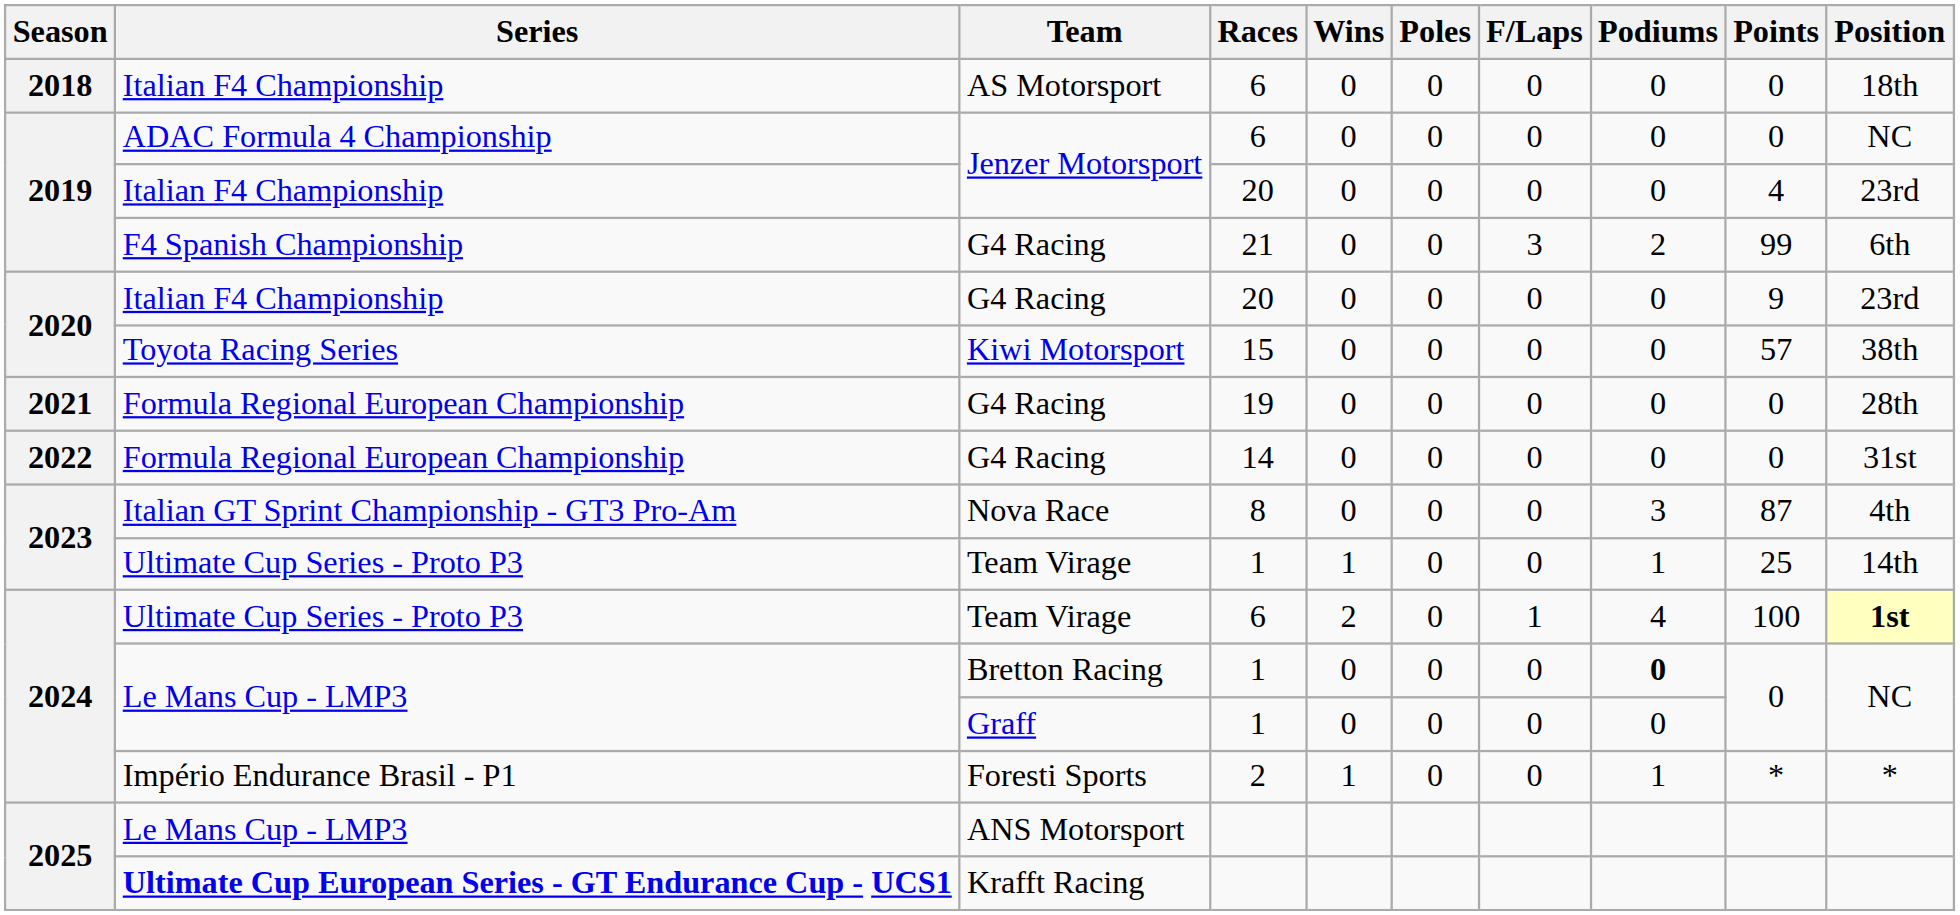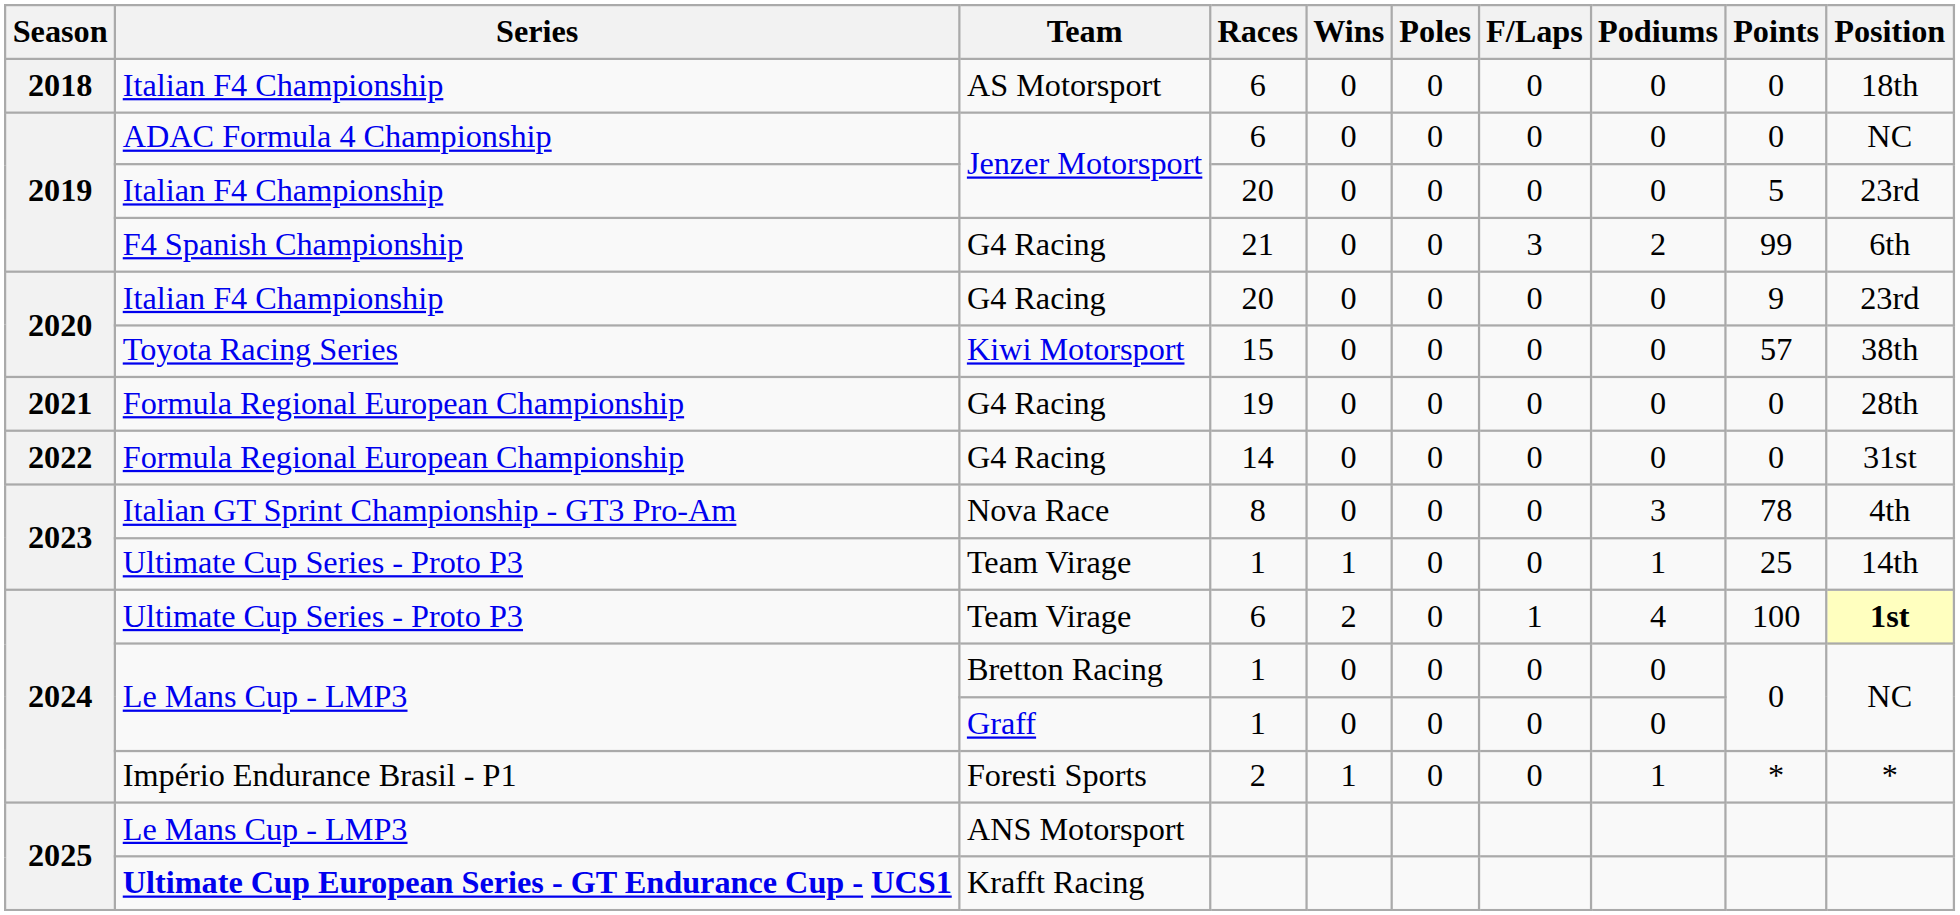(1776, 191) 4 -> (1776, 191) 5
(1776, 510) 87 -> (1776, 510) 78
(1658, 669) bold -> (1658, 669) normal
